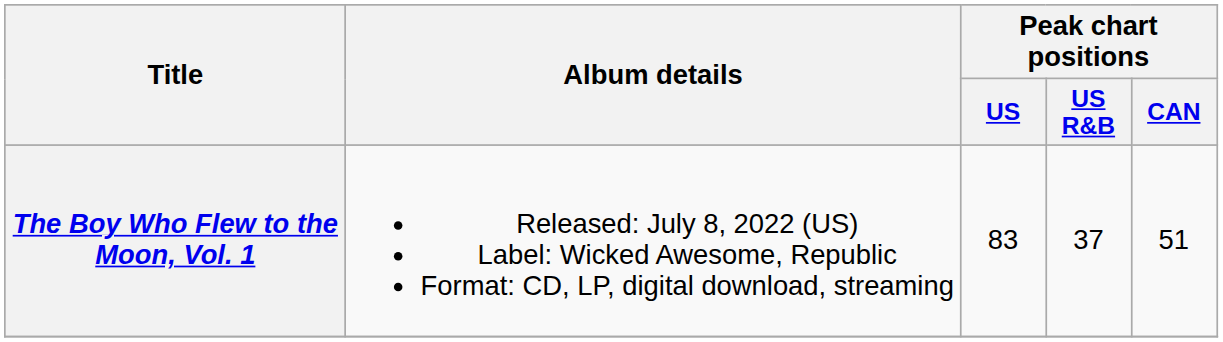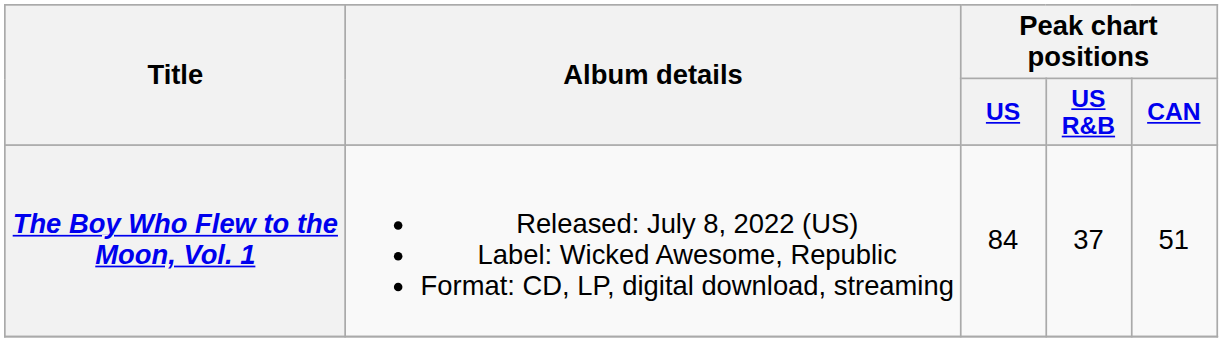(1003, 240) 83 -> (1003, 240) 84
